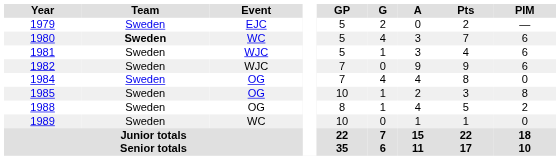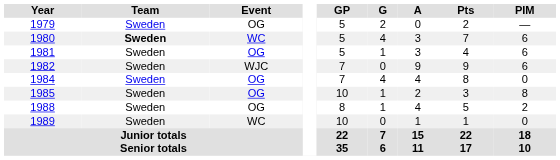(256, 24) EJC -> (256, 24) OG
(256, 52) WJC -> (256, 52) OG
